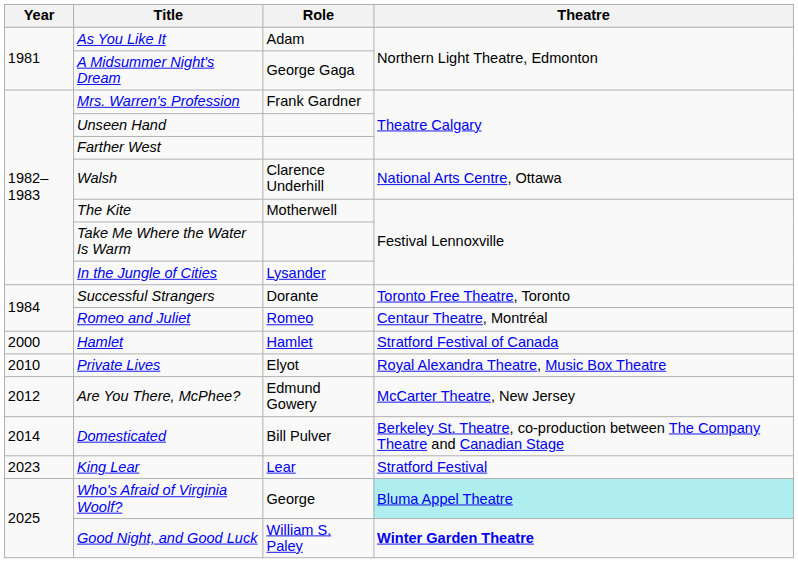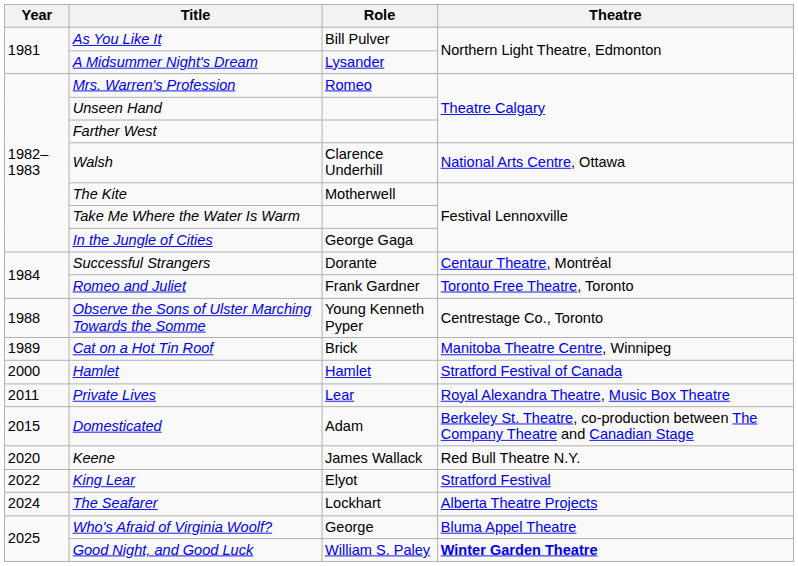(285, 39) Adam -> (357, 39) Bill Pulver
(311, 70) George Gaga -> (355, 62) Lysander
(314, 101) Frank Gardner -> (348, 85) Romeo
(296, 273) Lysander -> (369, 240) George Gaga
(474, 296) Toronto Free Theatre, Toronto -> (526, 263) Centaur Theatre, Montréal
(290, 319) Romeo -> (372, 286) Frank Gardner
(462, 319) Centaur Theatre, Montréal -> (537, 286) Toronto Free Theatre, Toronto
+ row: (192, 317)
+ row: (143, 348)
(24, 365) 2010 -> (23, 395) 2011
(283, 365) Elyot -> (340, 395) Lear
- row: (159, 396)
(24, 436) 2014 -> (24, 426) 2015
(299, 436) Bill Pulver -> (344, 426) Adam
+ row: (94, 457)
(24, 467) 2023 -> (24, 480) 2022
(281, 467) Lear -> (341, 480) Elyot
+ row: (115, 503)
(445, 498) paleturquoise background -> (509, 527) no background
